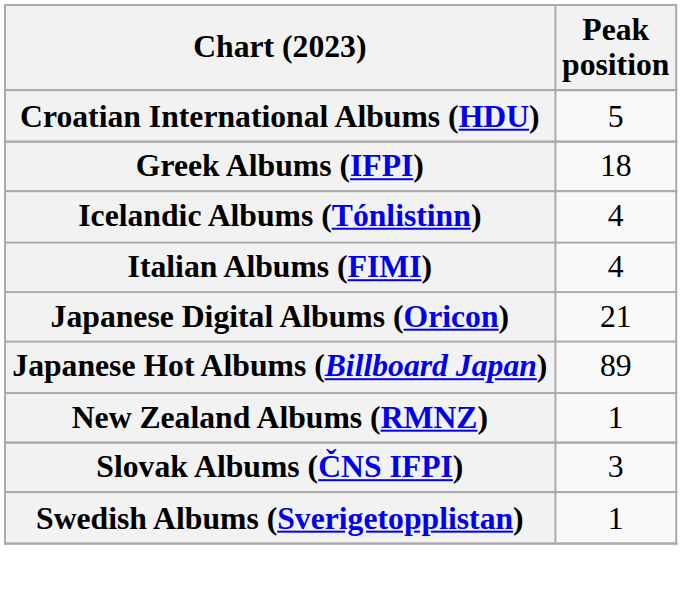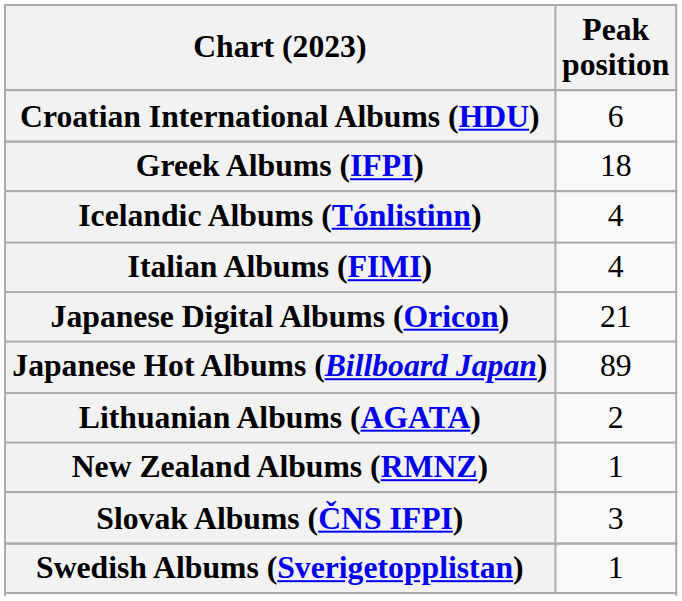(616, 115) 5 -> (616, 115) 6
+ row: (280, 416)
